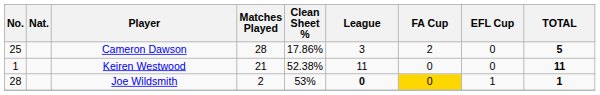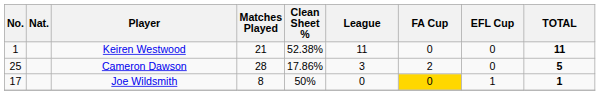rows swapped: (144, 65) <-> (144, 49)
(15, 81) 28 -> (15, 81) 17
(261, 81) 2 -> (261, 81) 8
(305, 81) 53% -> (305, 81) 50%
(362, 81) bold -> (362, 81) normal
